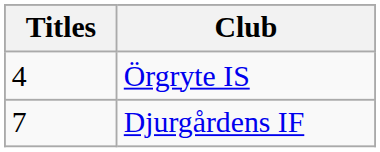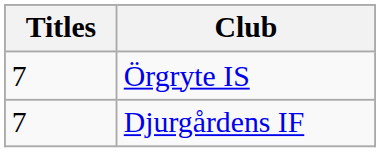(19, 75) 4 -> (19, 75) 7
